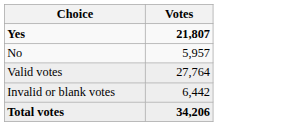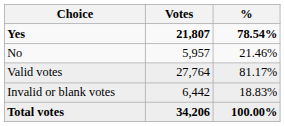+ column: (247, 14)
